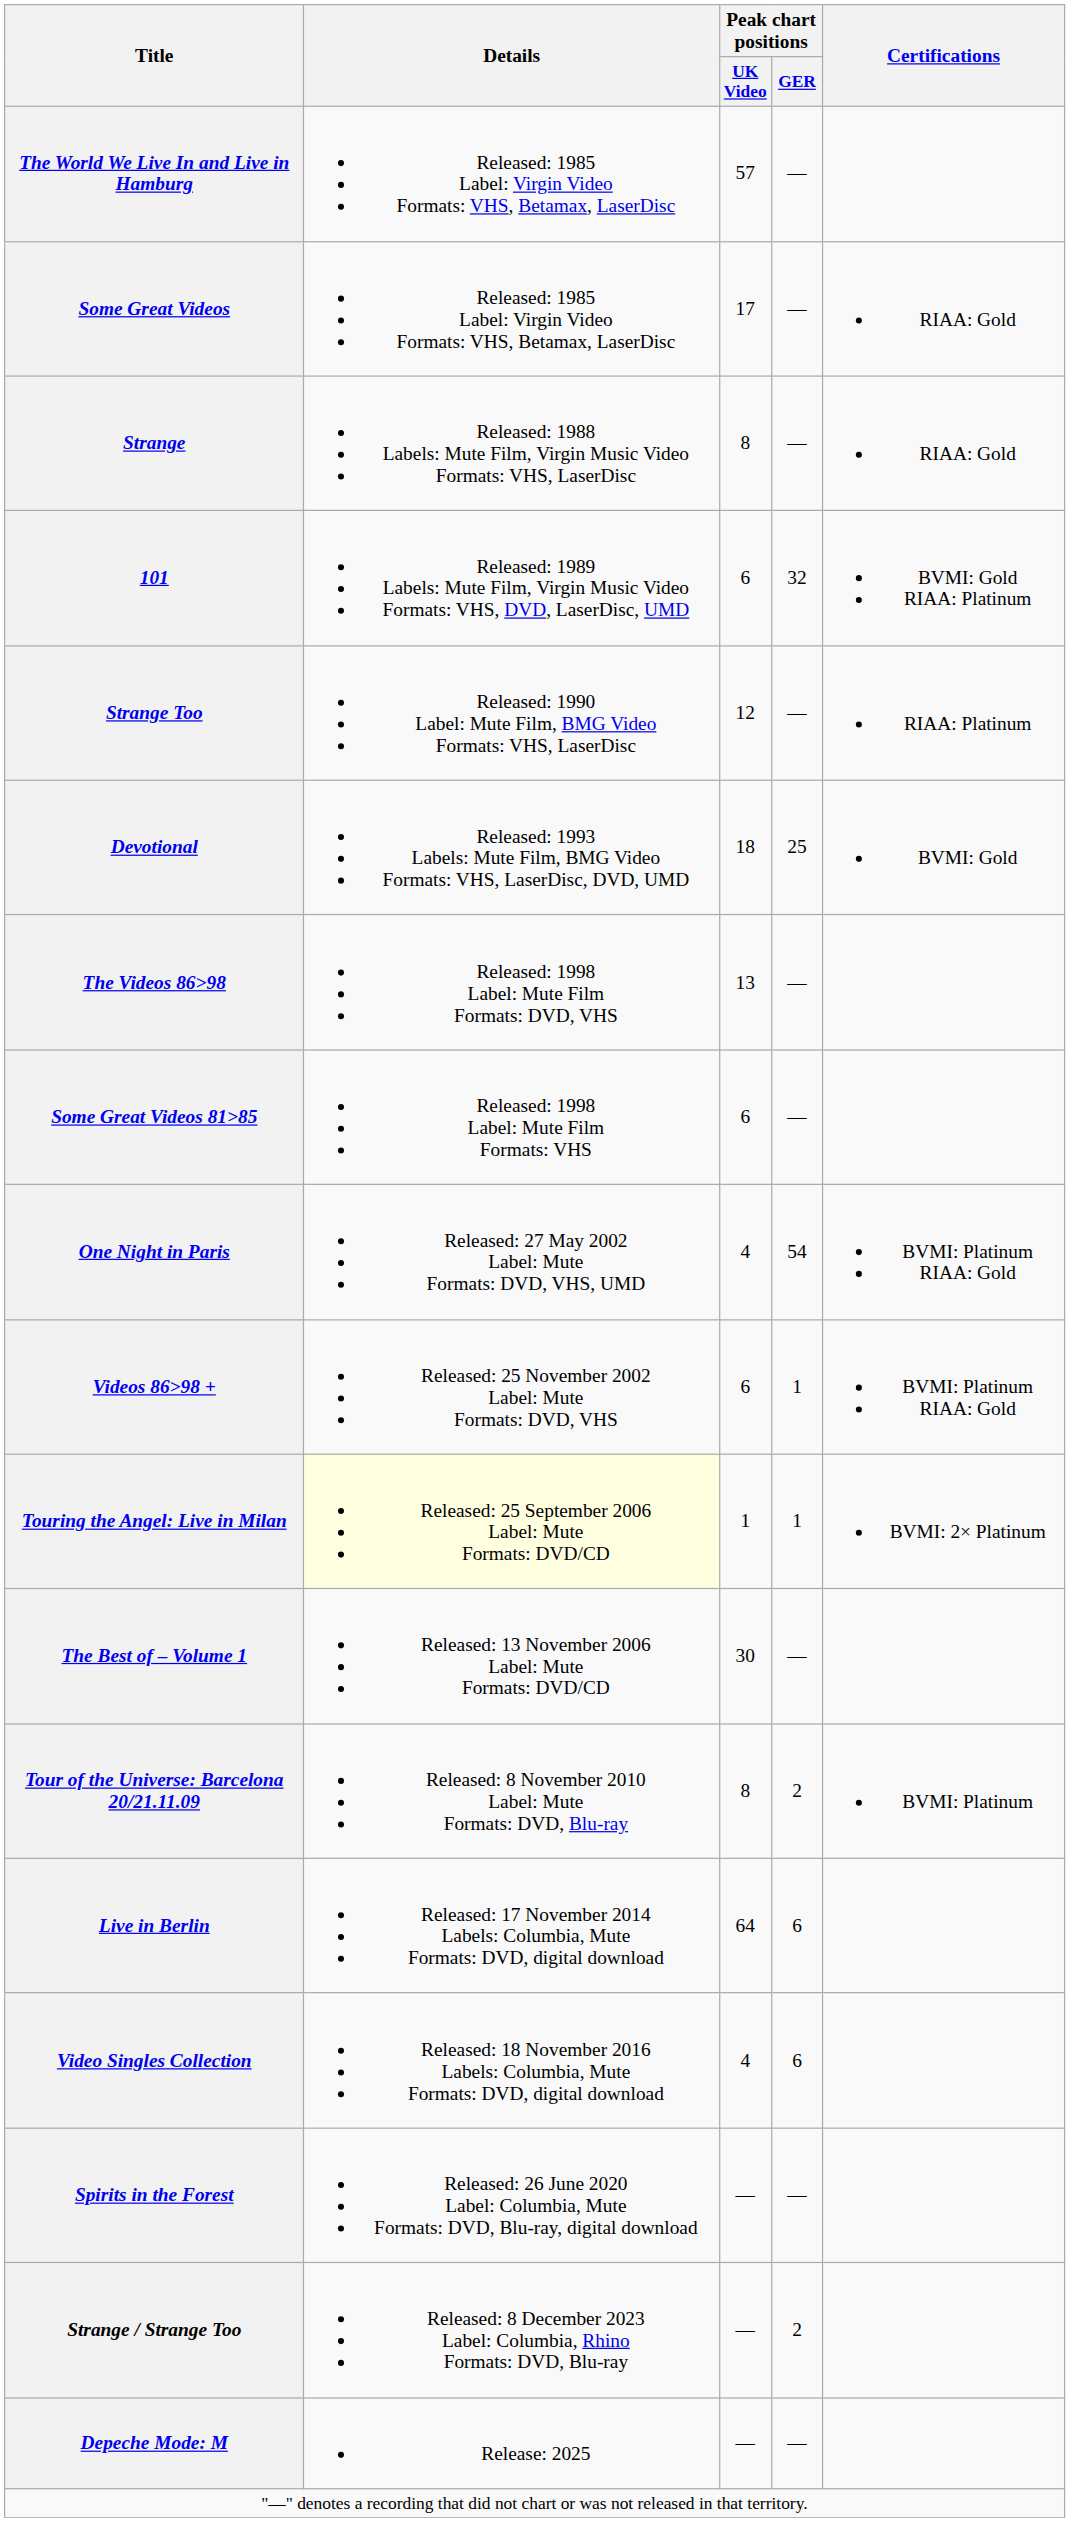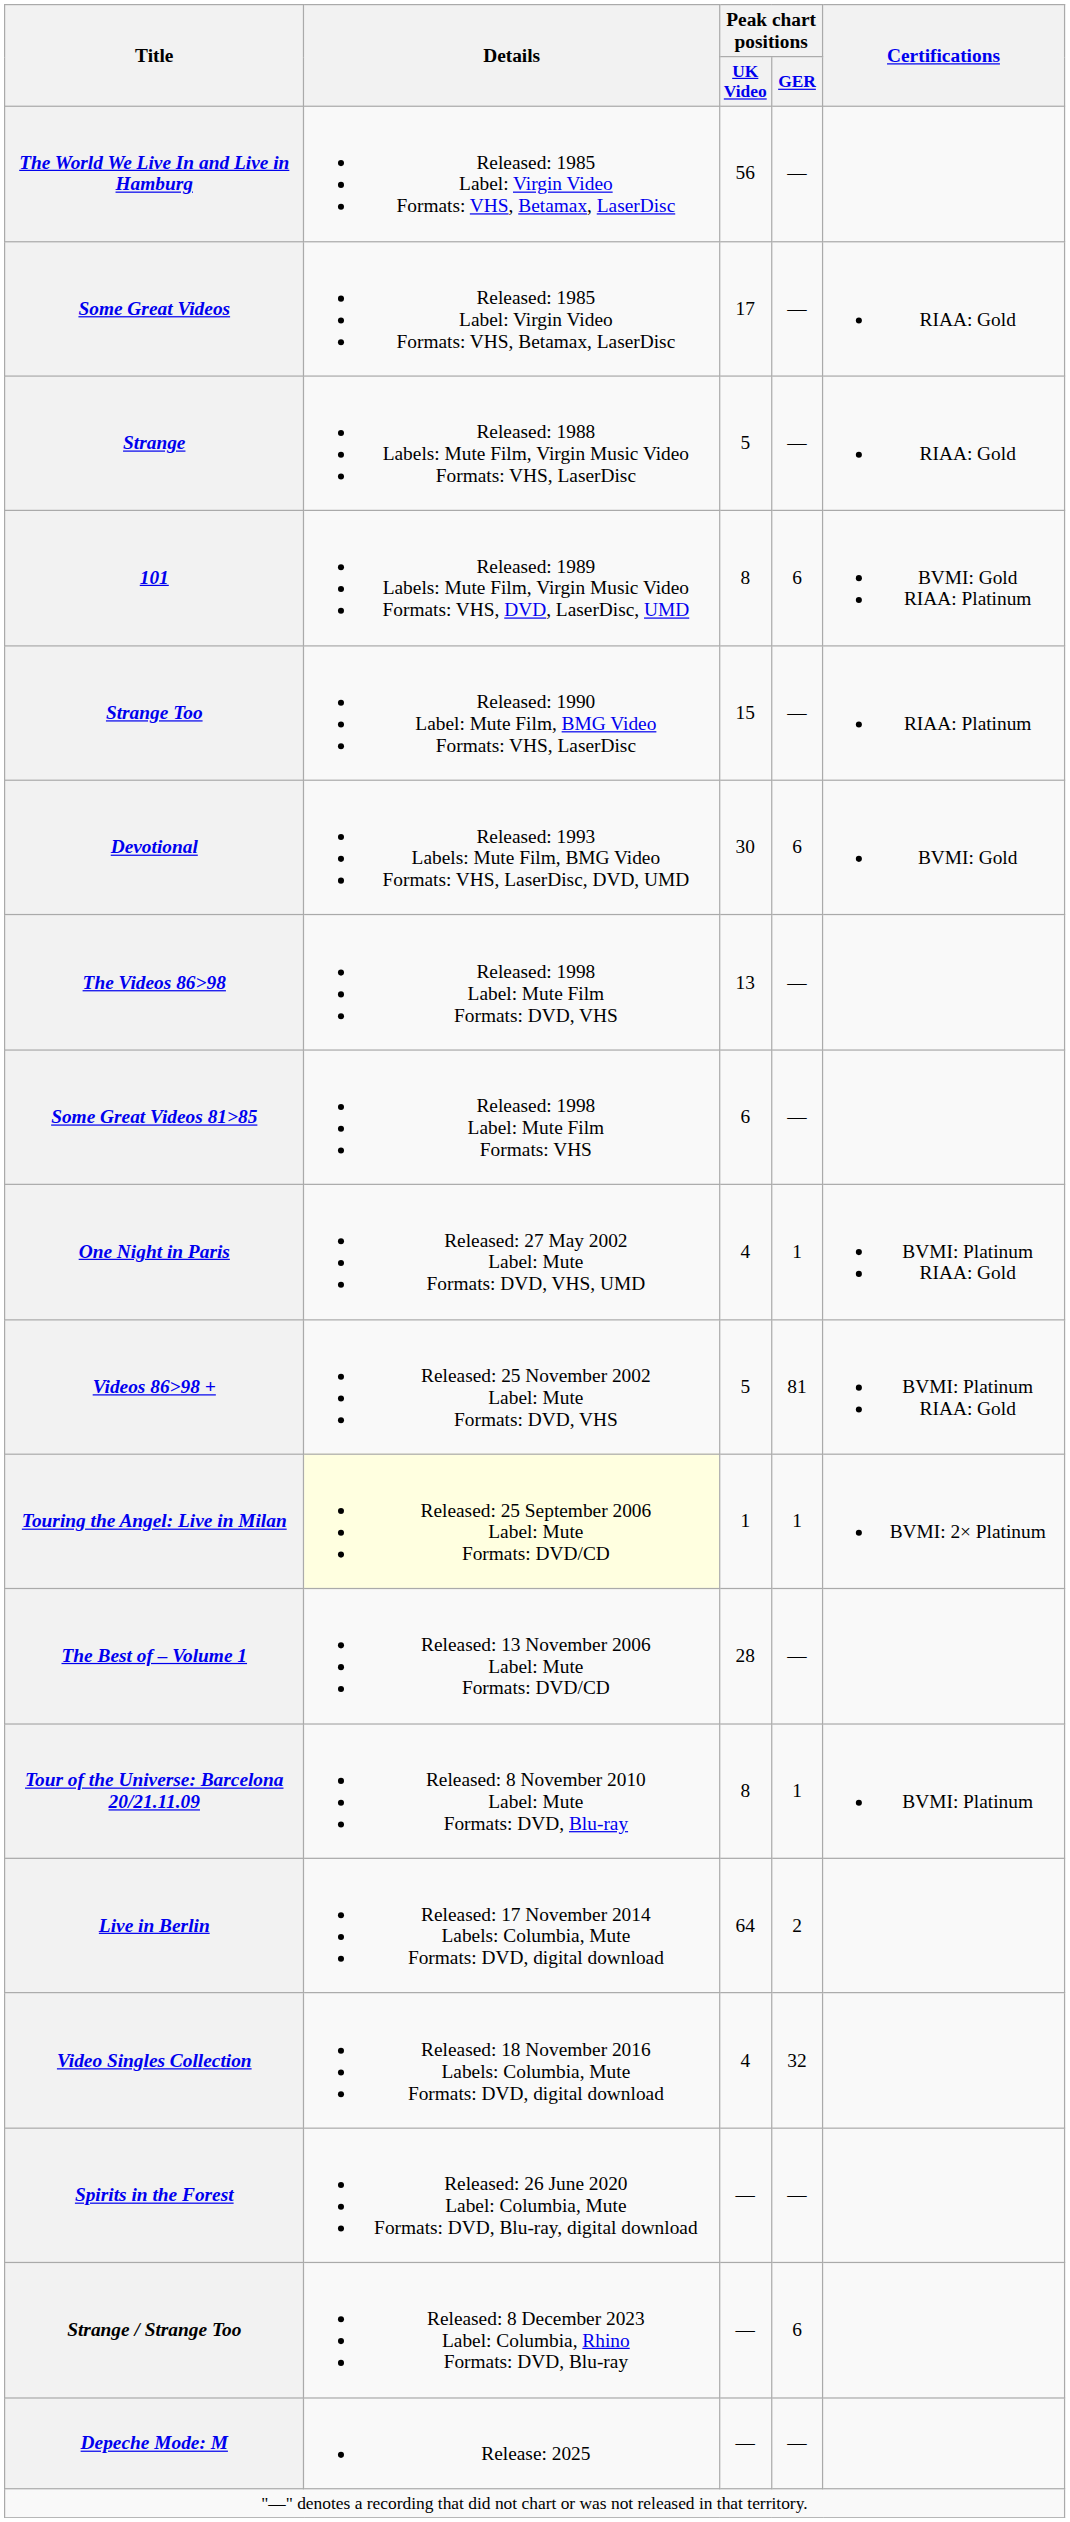(745, 173) 57 -> (745, 173) 56
(745, 443) 8 -> (745, 443) 5
(745, 577) 6 -> (745, 577) 8
(797, 577) 32 -> (797, 577) 6
(745, 712) 12 -> (745, 712) 15
(745, 847) 18 -> (745, 847) 30
(797, 847) 25 -> (797, 847) 6
(797, 1251) 54 -> (797, 1251) 1
(745, 1386) 6 -> (745, 1386) 5
(797, 1386) 1 -> (797, 1386) 81
(745, 1656) 30 -> (745, 1656) 28
(797, 1790) 2 -> (797, 1790) 1
(797, 1925) 6 -> (797, 1925) 2
(797, 2060) 6 -> (797, 2060) 32
(797, 2329) 2 -> (797, 2329) 6
